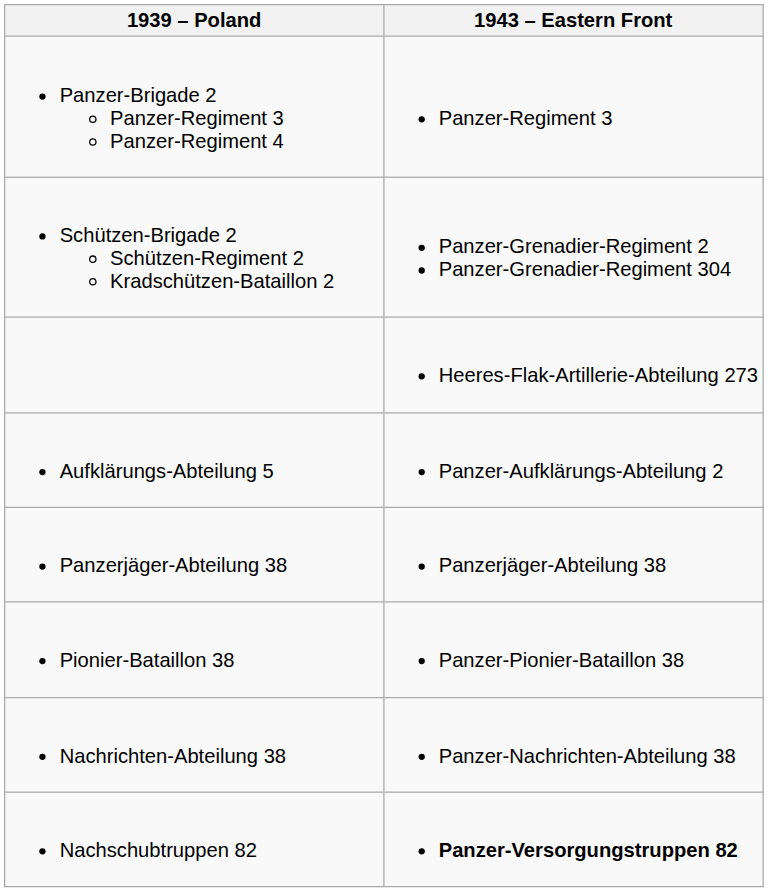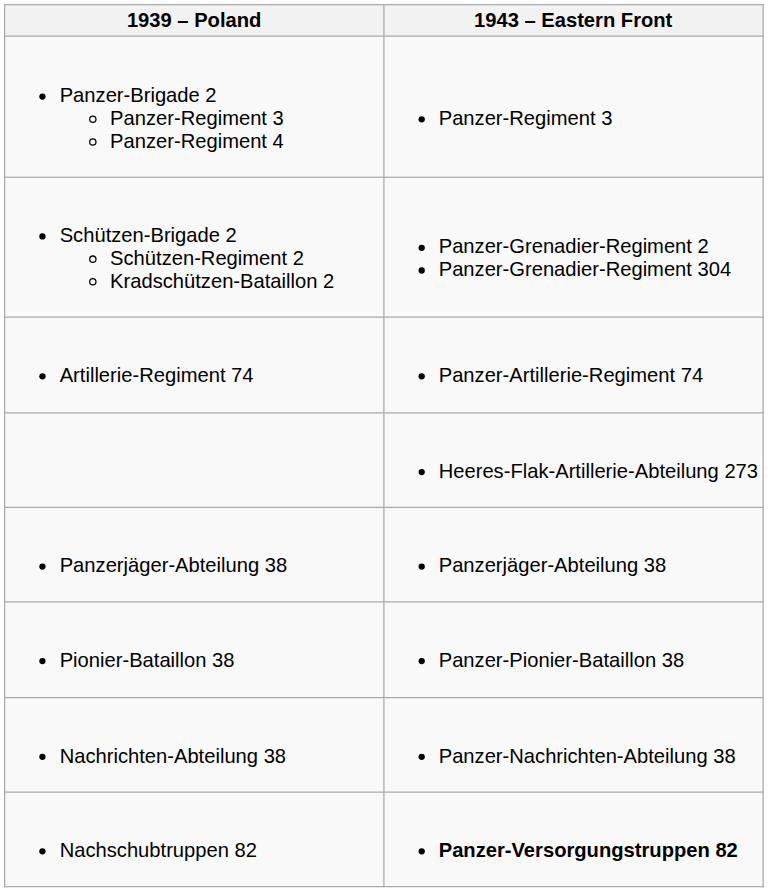+ row: (194, 376)
- row: (194, 471)
